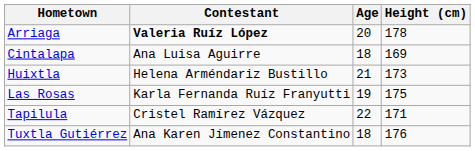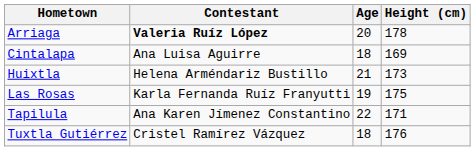(219, 116) Cristel Ramírez Vázquez -> (242, 116) Ana Karen Jímenez Constantino
(242, 136) Ana Karen Jímenez Constantino -> (219, 136) Cristel Ramírez Vázquez
